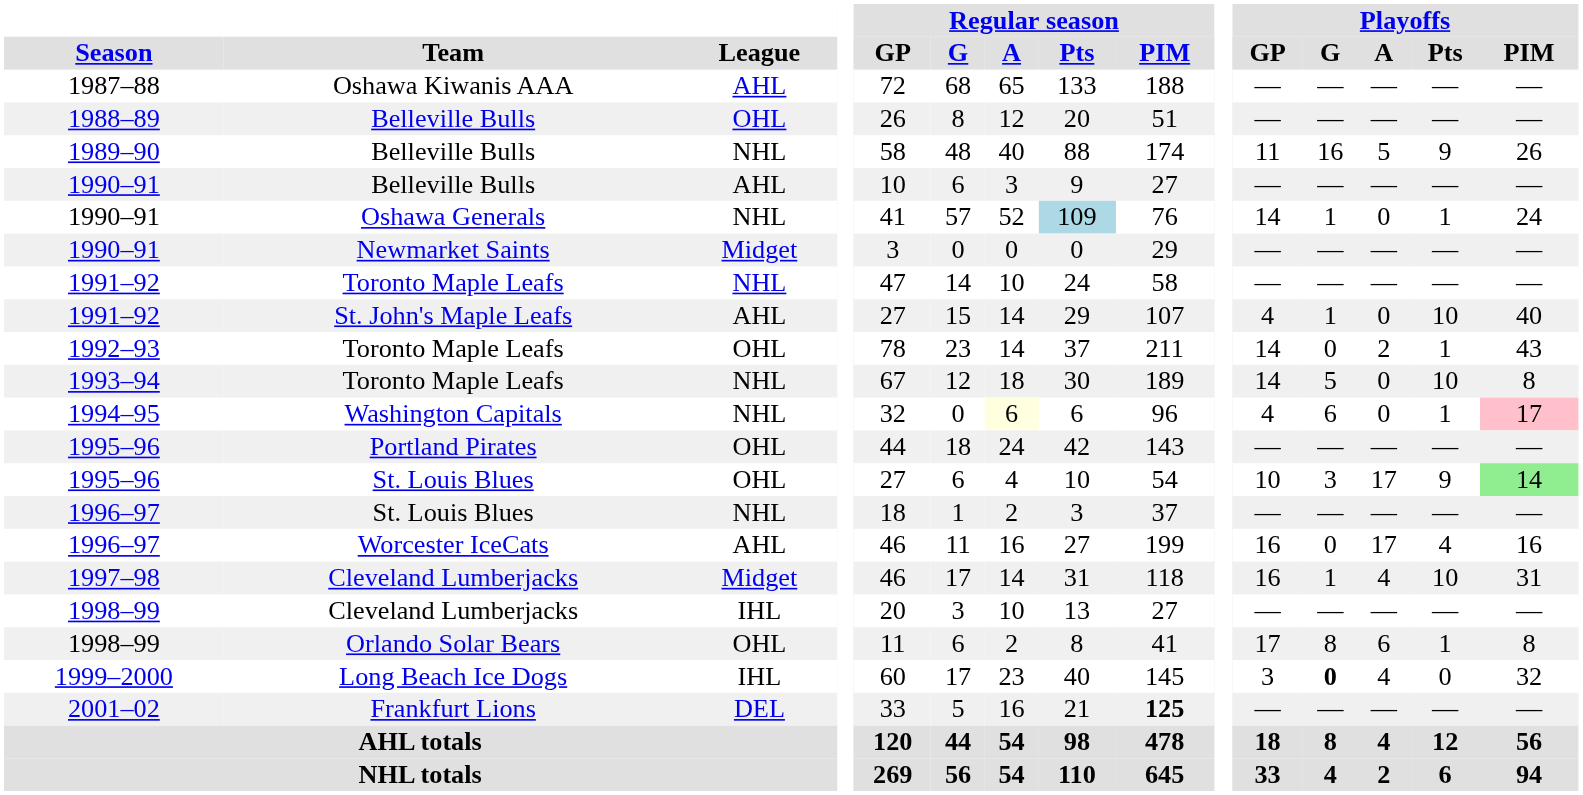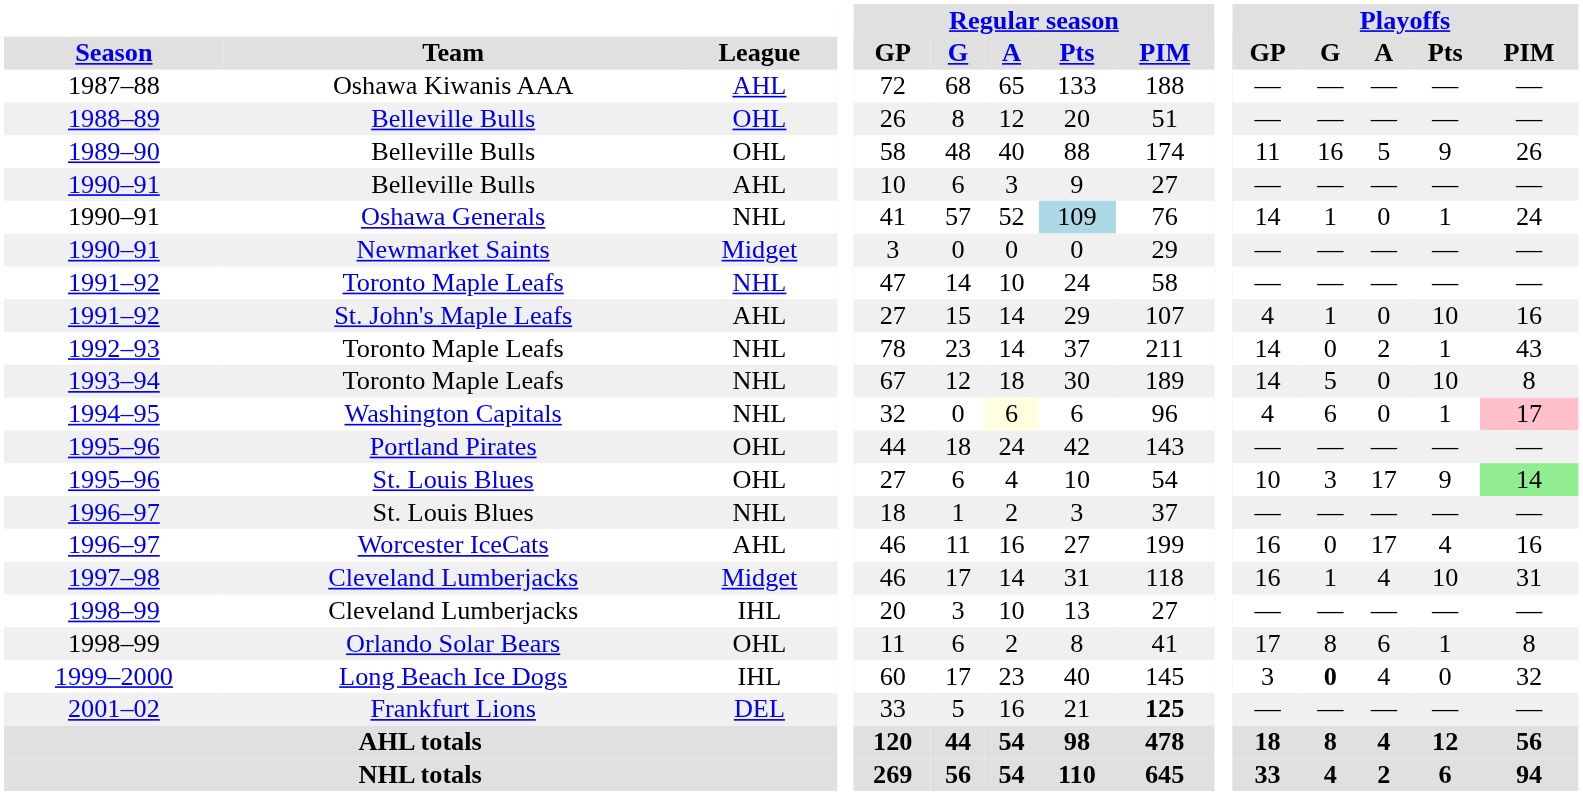(759, 151) NHL -> (759, 151) OHL
(1529, 315) 40 -> (1529, 315) 16
(759, 348) OHL -> (759, 348) NHL
